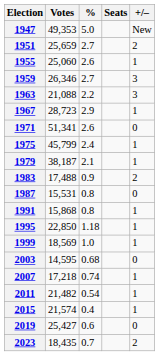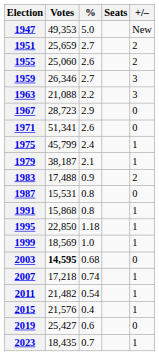(135, 62) 1 -> (135, 62) 2
(135, 111) 1 -> (135, 111) 0
(62, 260) normal -> (62, 260) bold
(62, 309) 21,574 -> (62, 309) 21,576
(135, 342) 2 -> (135, 342) 1
